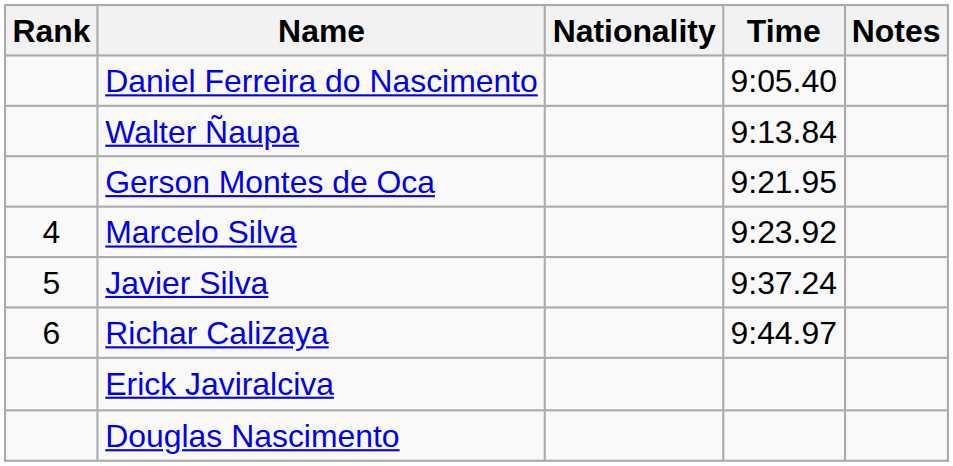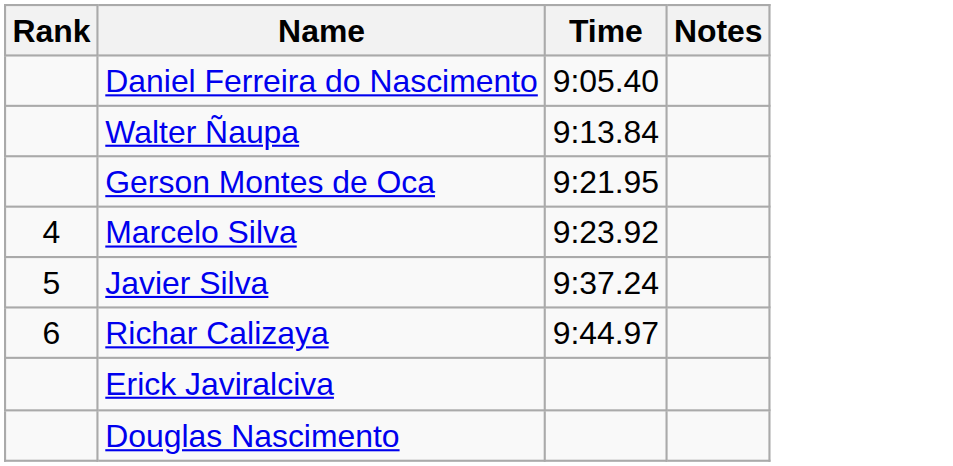- column: (634, 31)
